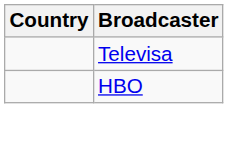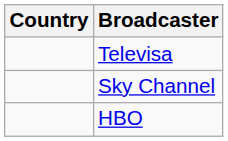+ row: (157, 86)
